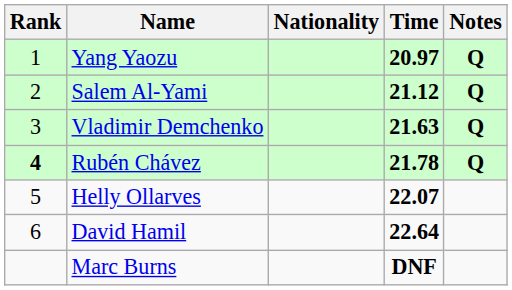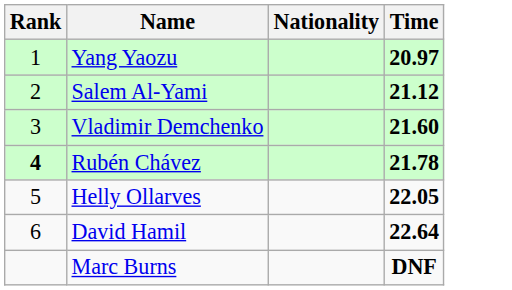- column: (476, 22)
(414, 127) 21.63 -> (414, 127) 21.60
(414, 197) 22.07 -> (414, 197) 22.05
